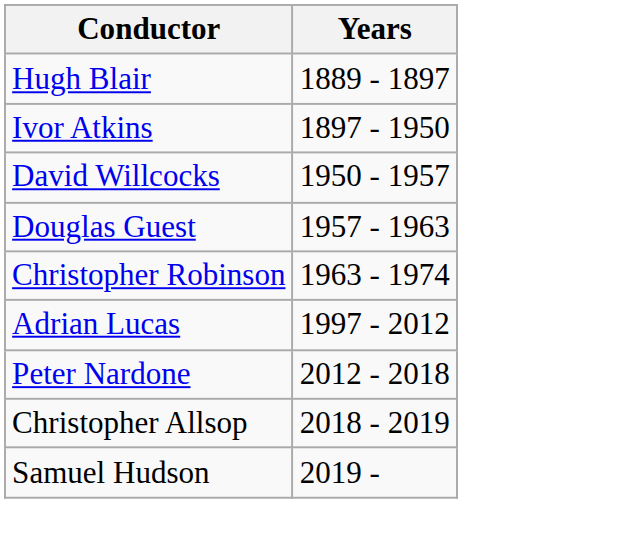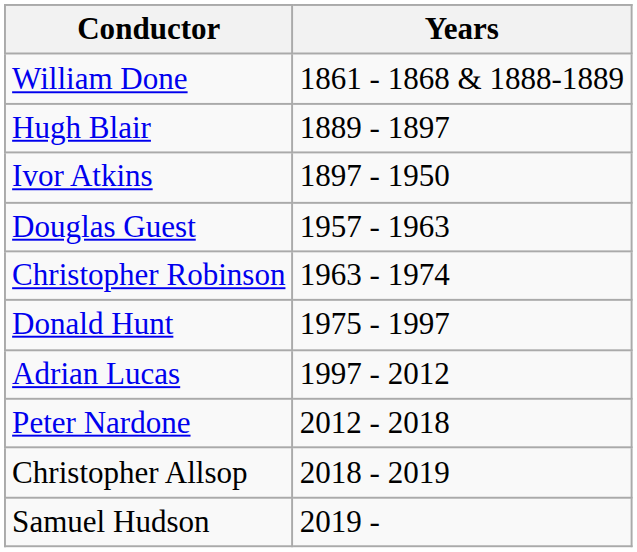+ row: (100, 78)
- row: (116, 176)
+ row: (93, 324)
